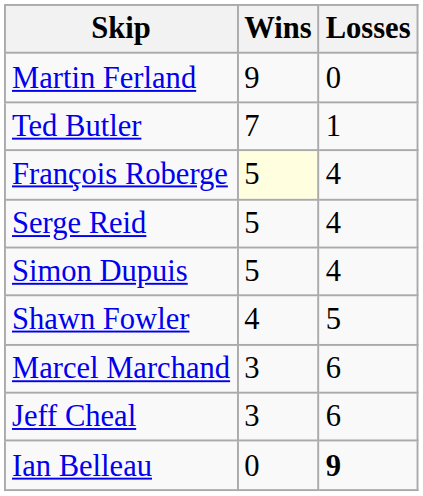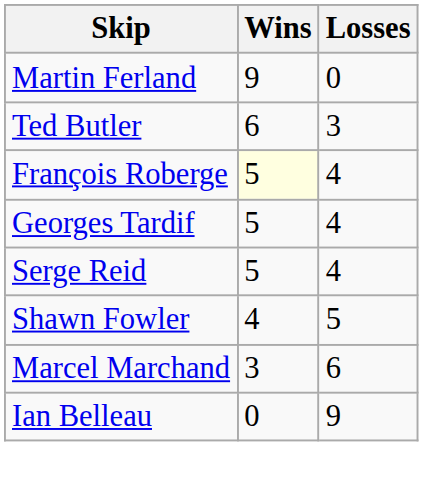(252, 125) 7 -> (252, 125) 6
(333, 125) 1 -> (333, 125) 3
+ row: (103, 222)
- row: (100, 271)
- row: (74, 416)
(333, 464) bold -> (333, 416) normal
